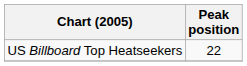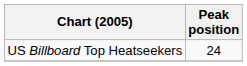(214, 50) 22 -> (214, 50) 24
